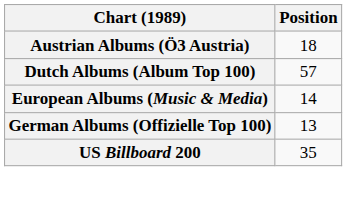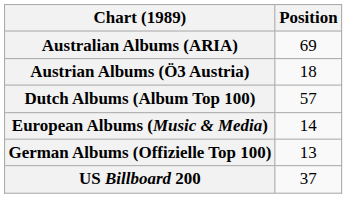+ row: (140, 44)
(308, 152) 35 -> (308, 179) 37
